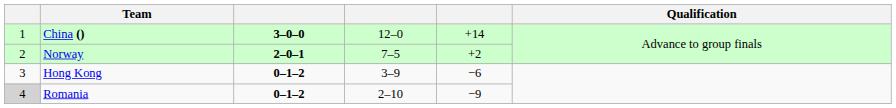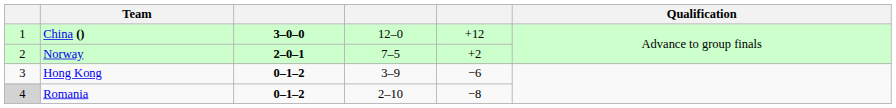(475, 34) +14 -> (475, 34) +12
(475, 93) −9 -> (475, 93) −8
